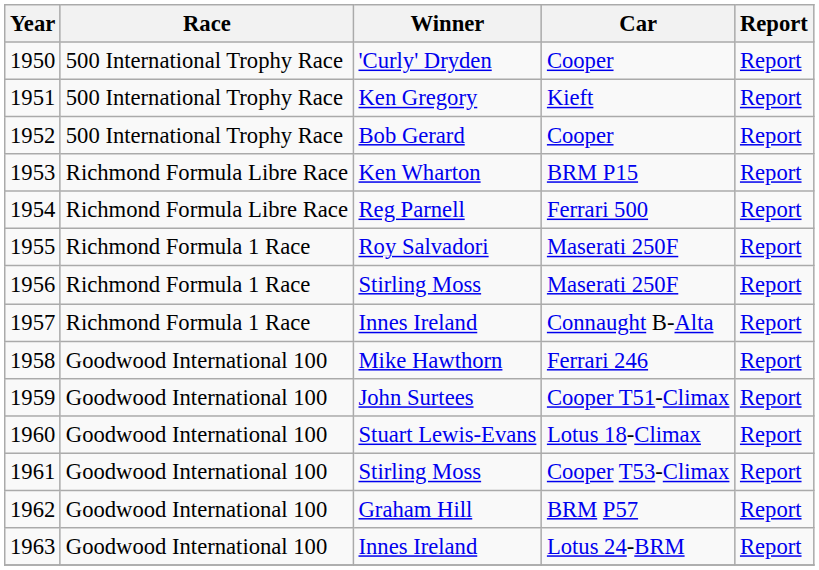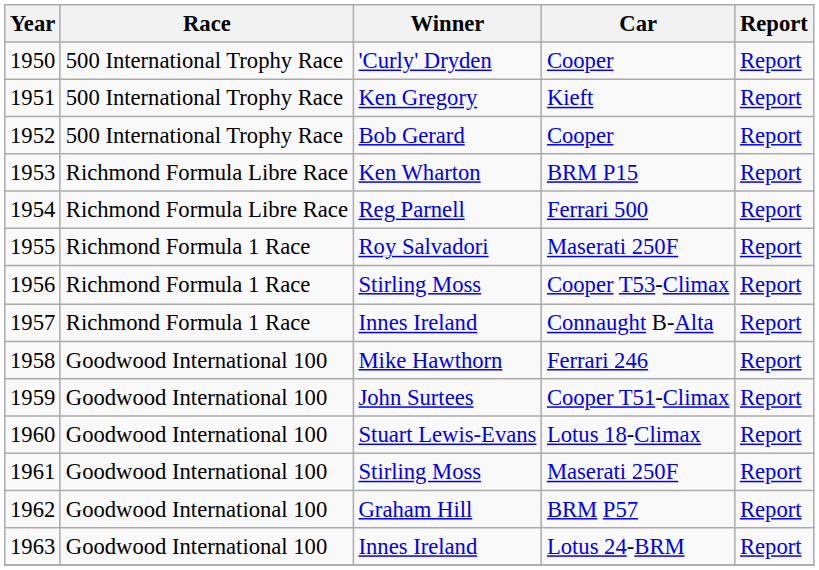(613, 284) Maserati 250F -> (638, 284) Cooper T53-Climax
(638, 471) Cooper T53-Climax -> (613, 471) Maserati 250F
